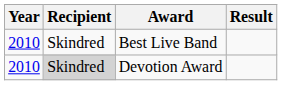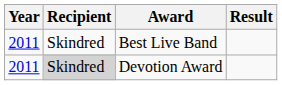(24, 42) 2010 -> (24, 42) 2011
(24, 67) 2010 -> (24, 67) 2011
